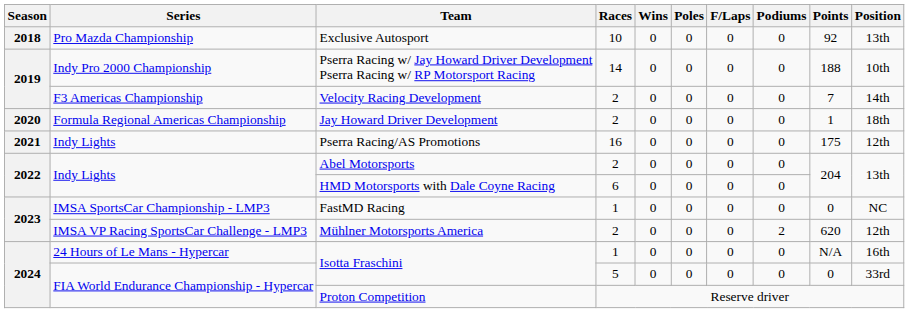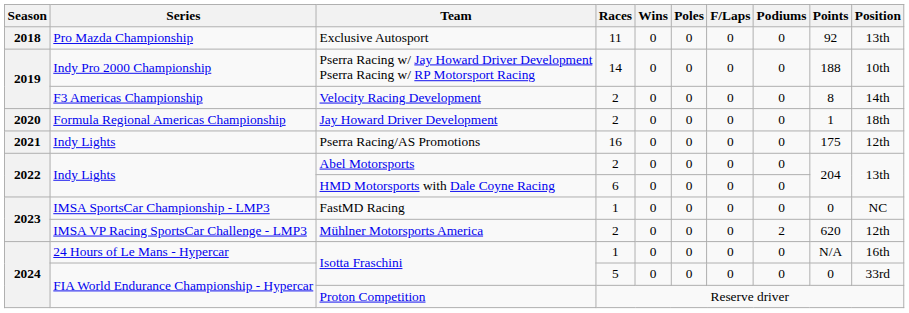(615, 38) 10 -> (615, 38) 11
(831, 98) 7 -> (831, 98) 8
